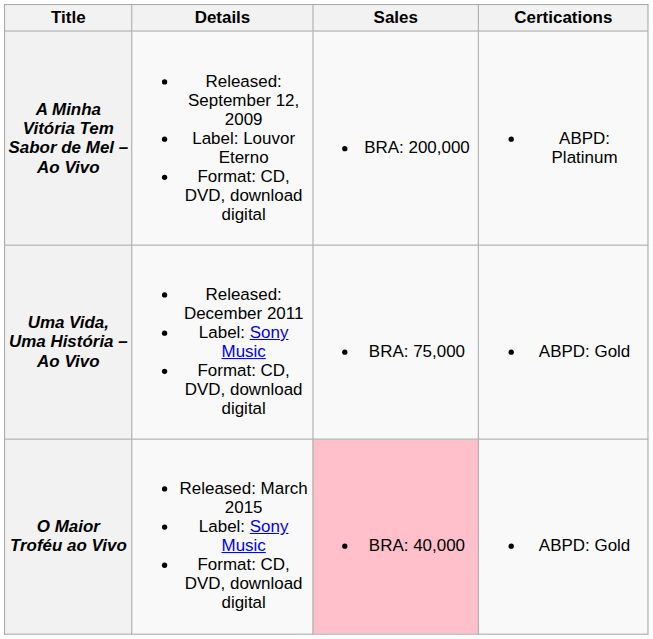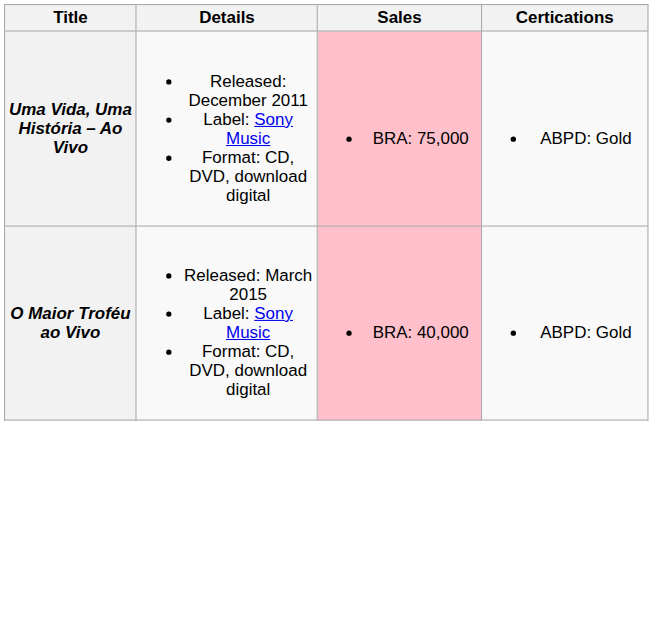- row: (68, 138)
(396, 352) no background -> (400, 138) pink background
